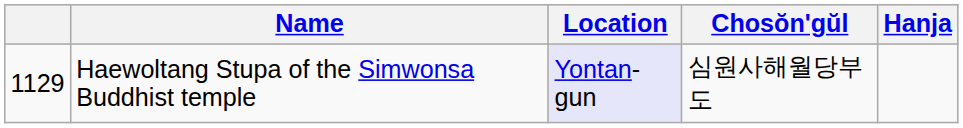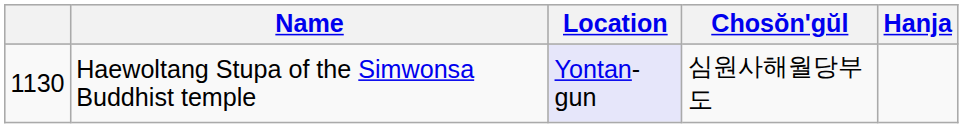(38, 83) 1129 -> (38, 83) 1130
